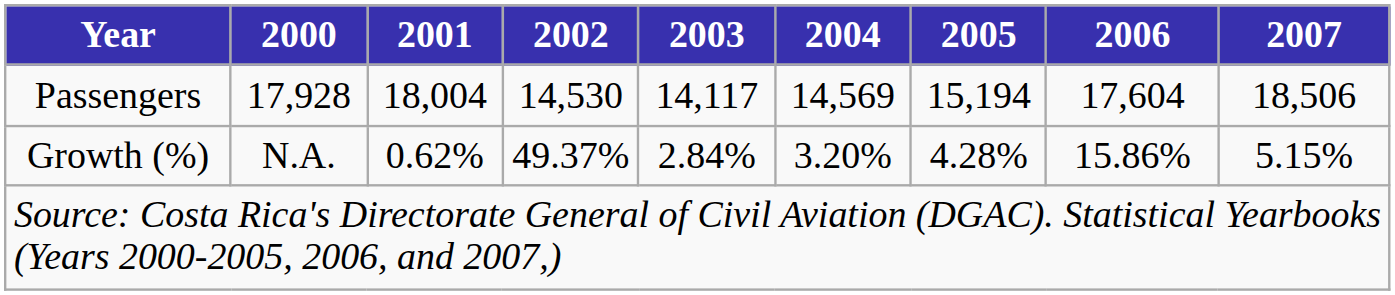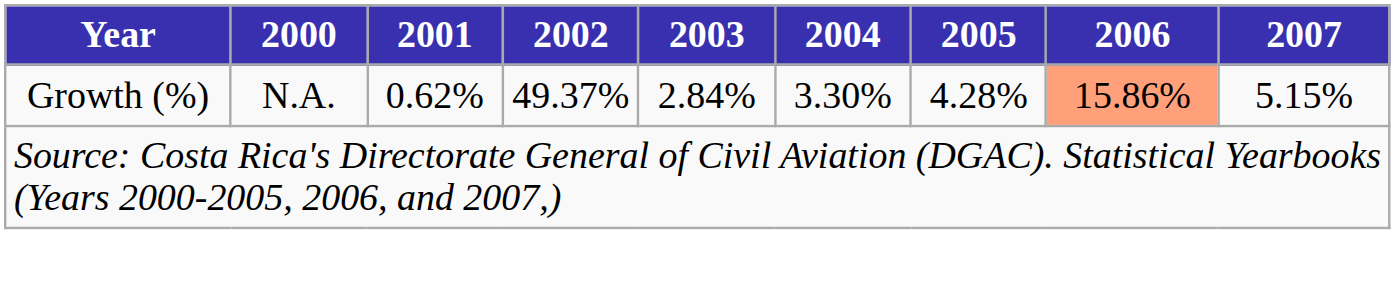- row: (118, 94)
(843, 154) 3.20% -> (843, 94) 3.30%
(1133, 154) no background -> (1133, 94) lightsalmon background
